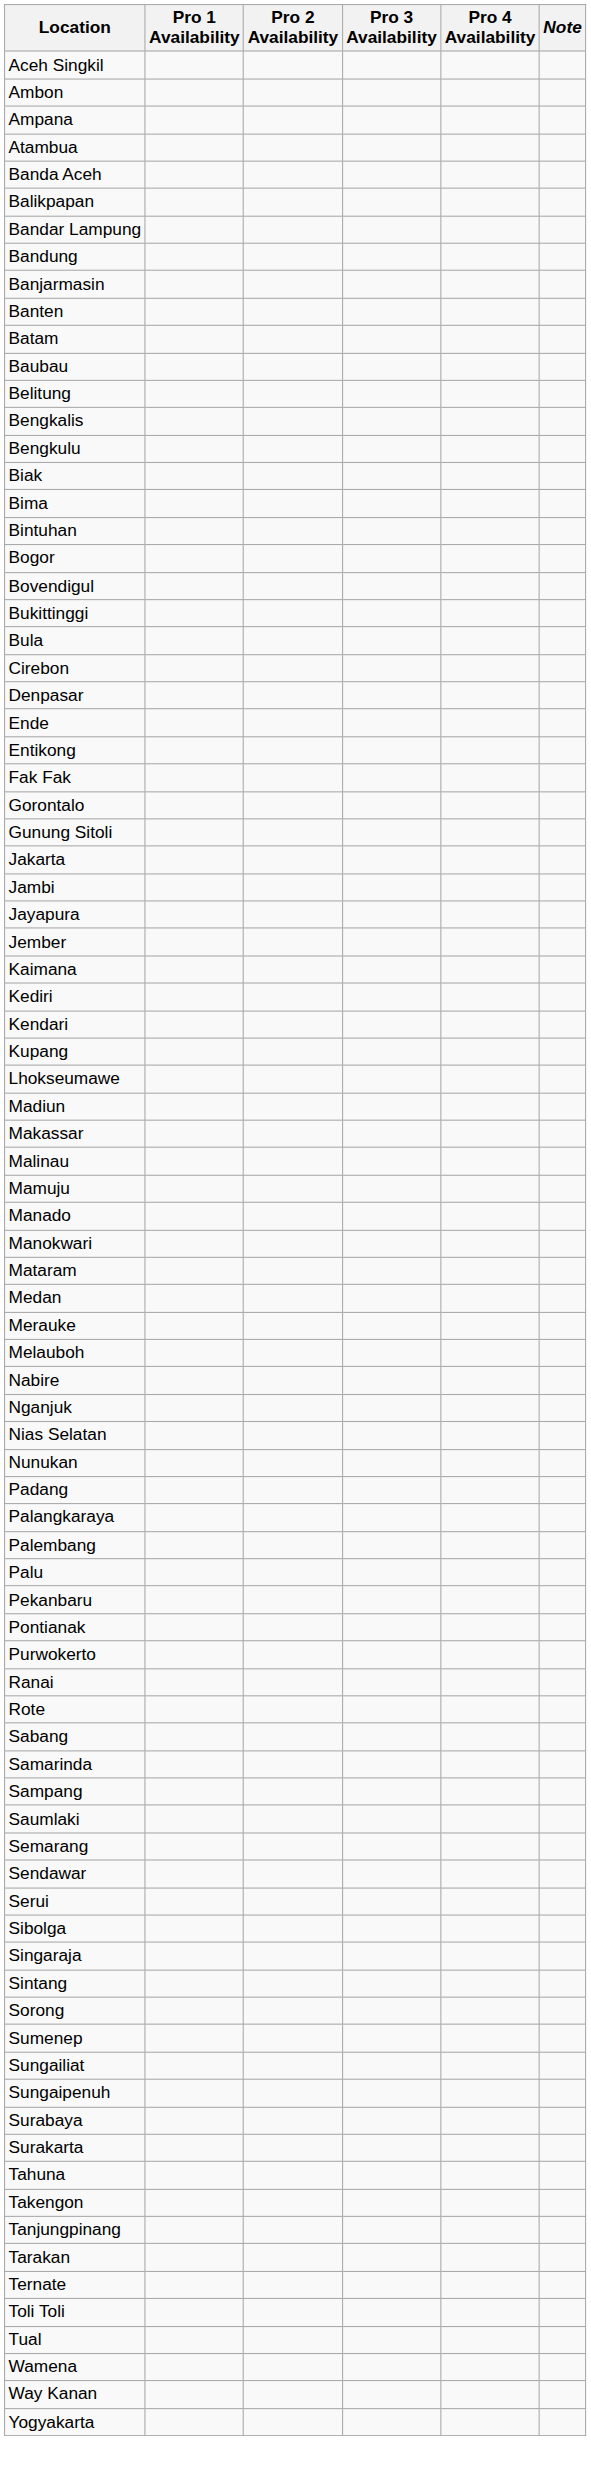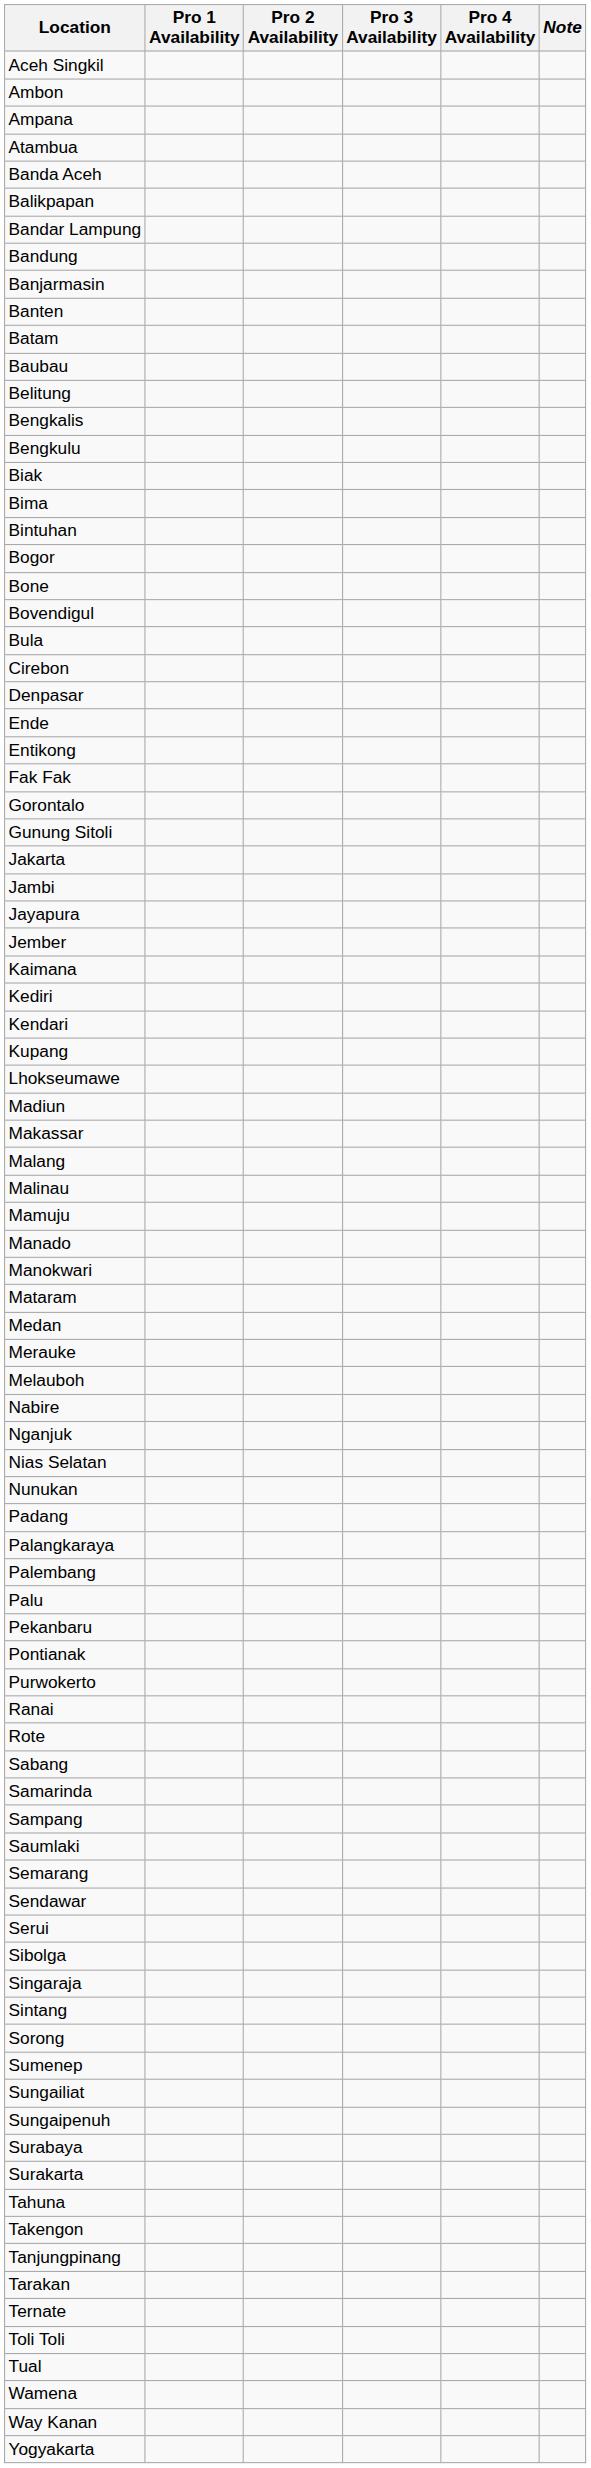+ row: (29, 585)
- row: (48, 613)
+ row: (37, 1161)
